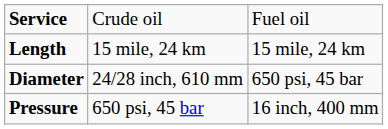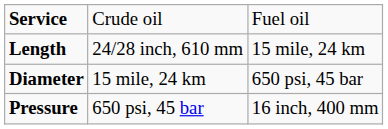(149, 49) 15 mile, 24 km -> (168, 49) 24/28 inch, 610 mm
(168, 78) 24/28 inch, 610 mm -> (149, 78) 15 mile, 24 km
